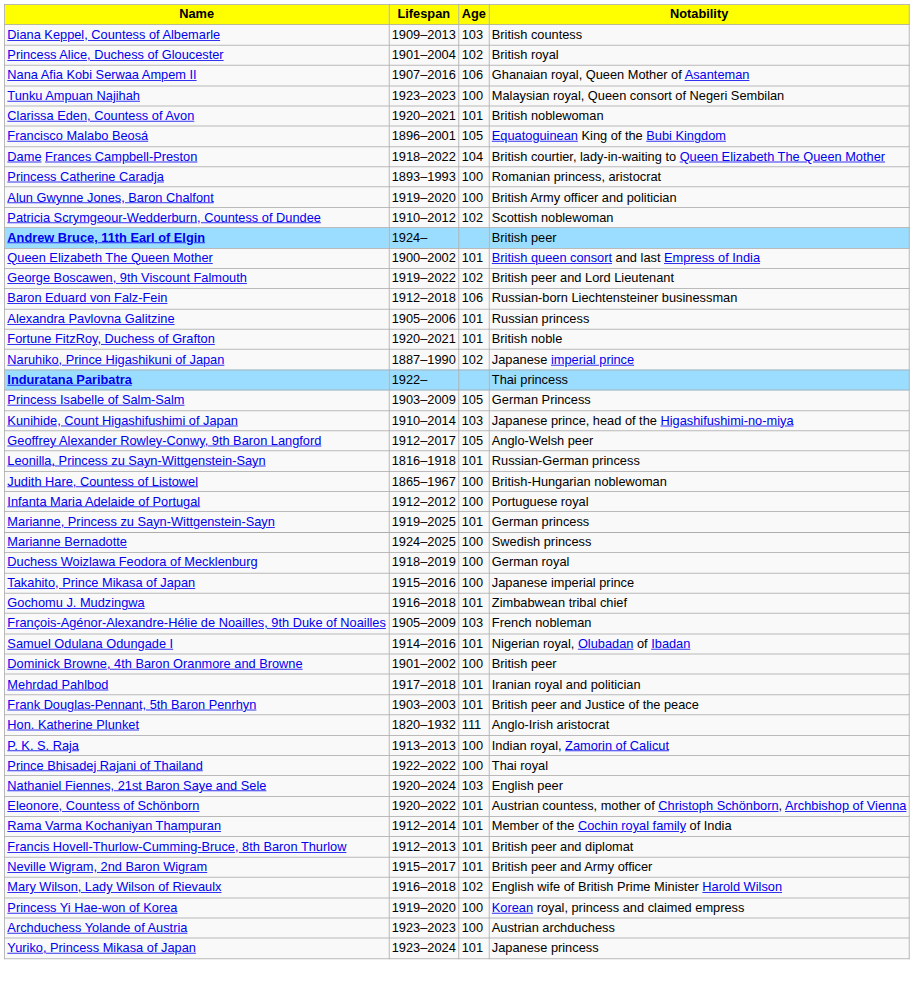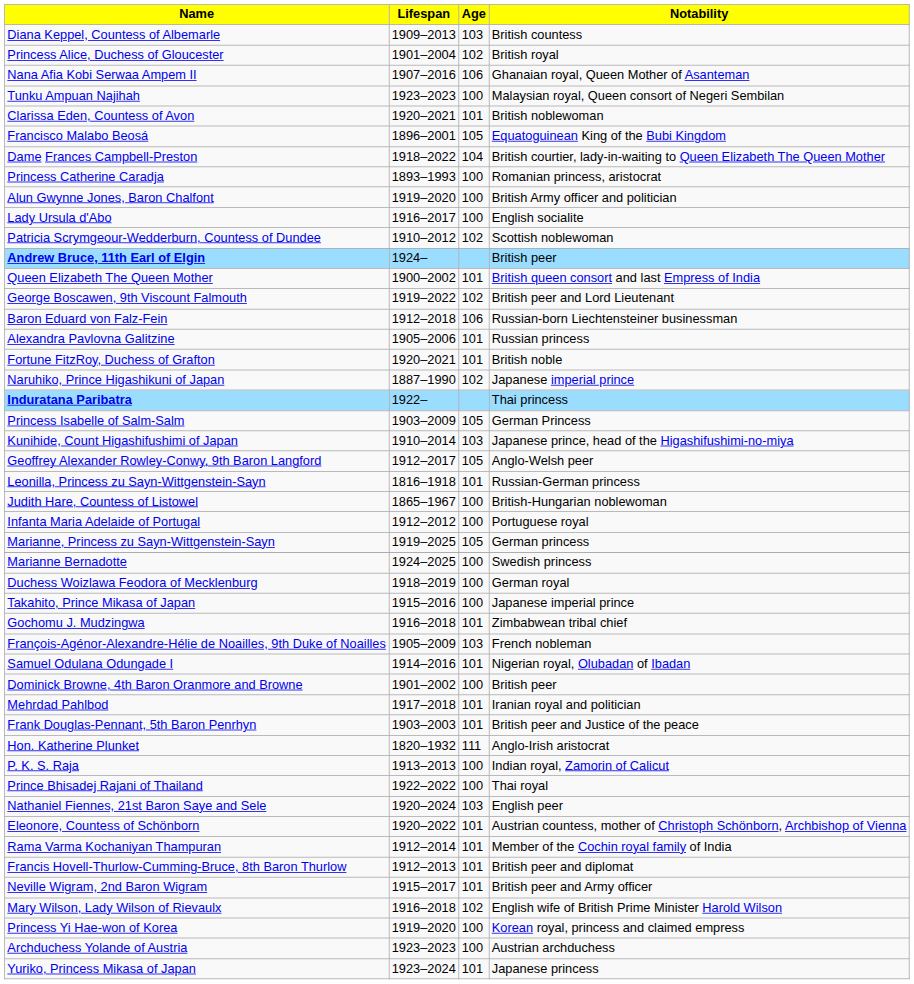+ row: (59, 217)
(472, 522) 101 -> (472, 542) 105
